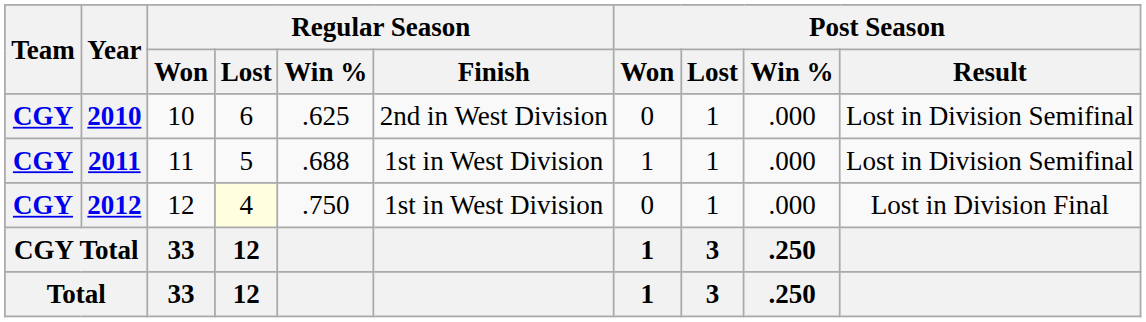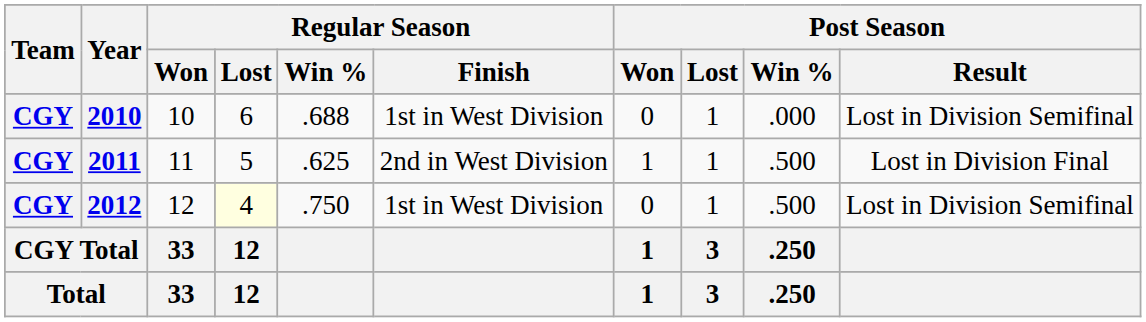(326, 116) .625 -> (326, 116) .688
(494, 116) 2nd in West Division -> (494, 116) 1st in West Division
(326, 160) .688 -> (326, 160) .625
(494, 160) 1st in West Division -> (494, 160) 2nd in West Division
(792, 160) .000 -> (792, 160) .500
(990, 160) Lost in Division Semifinal -> (990, 160) Lost in Division Final
(792, 205) .000 -> (792, 205) .500
(990, 205) Lost in Division Final -> (990, 205) Lost in Division Semifinal
